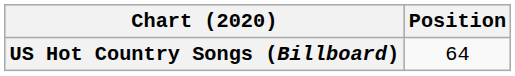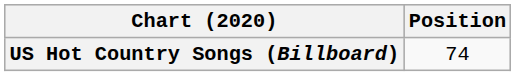(457, 54) 64 -> (457, 54) 74
